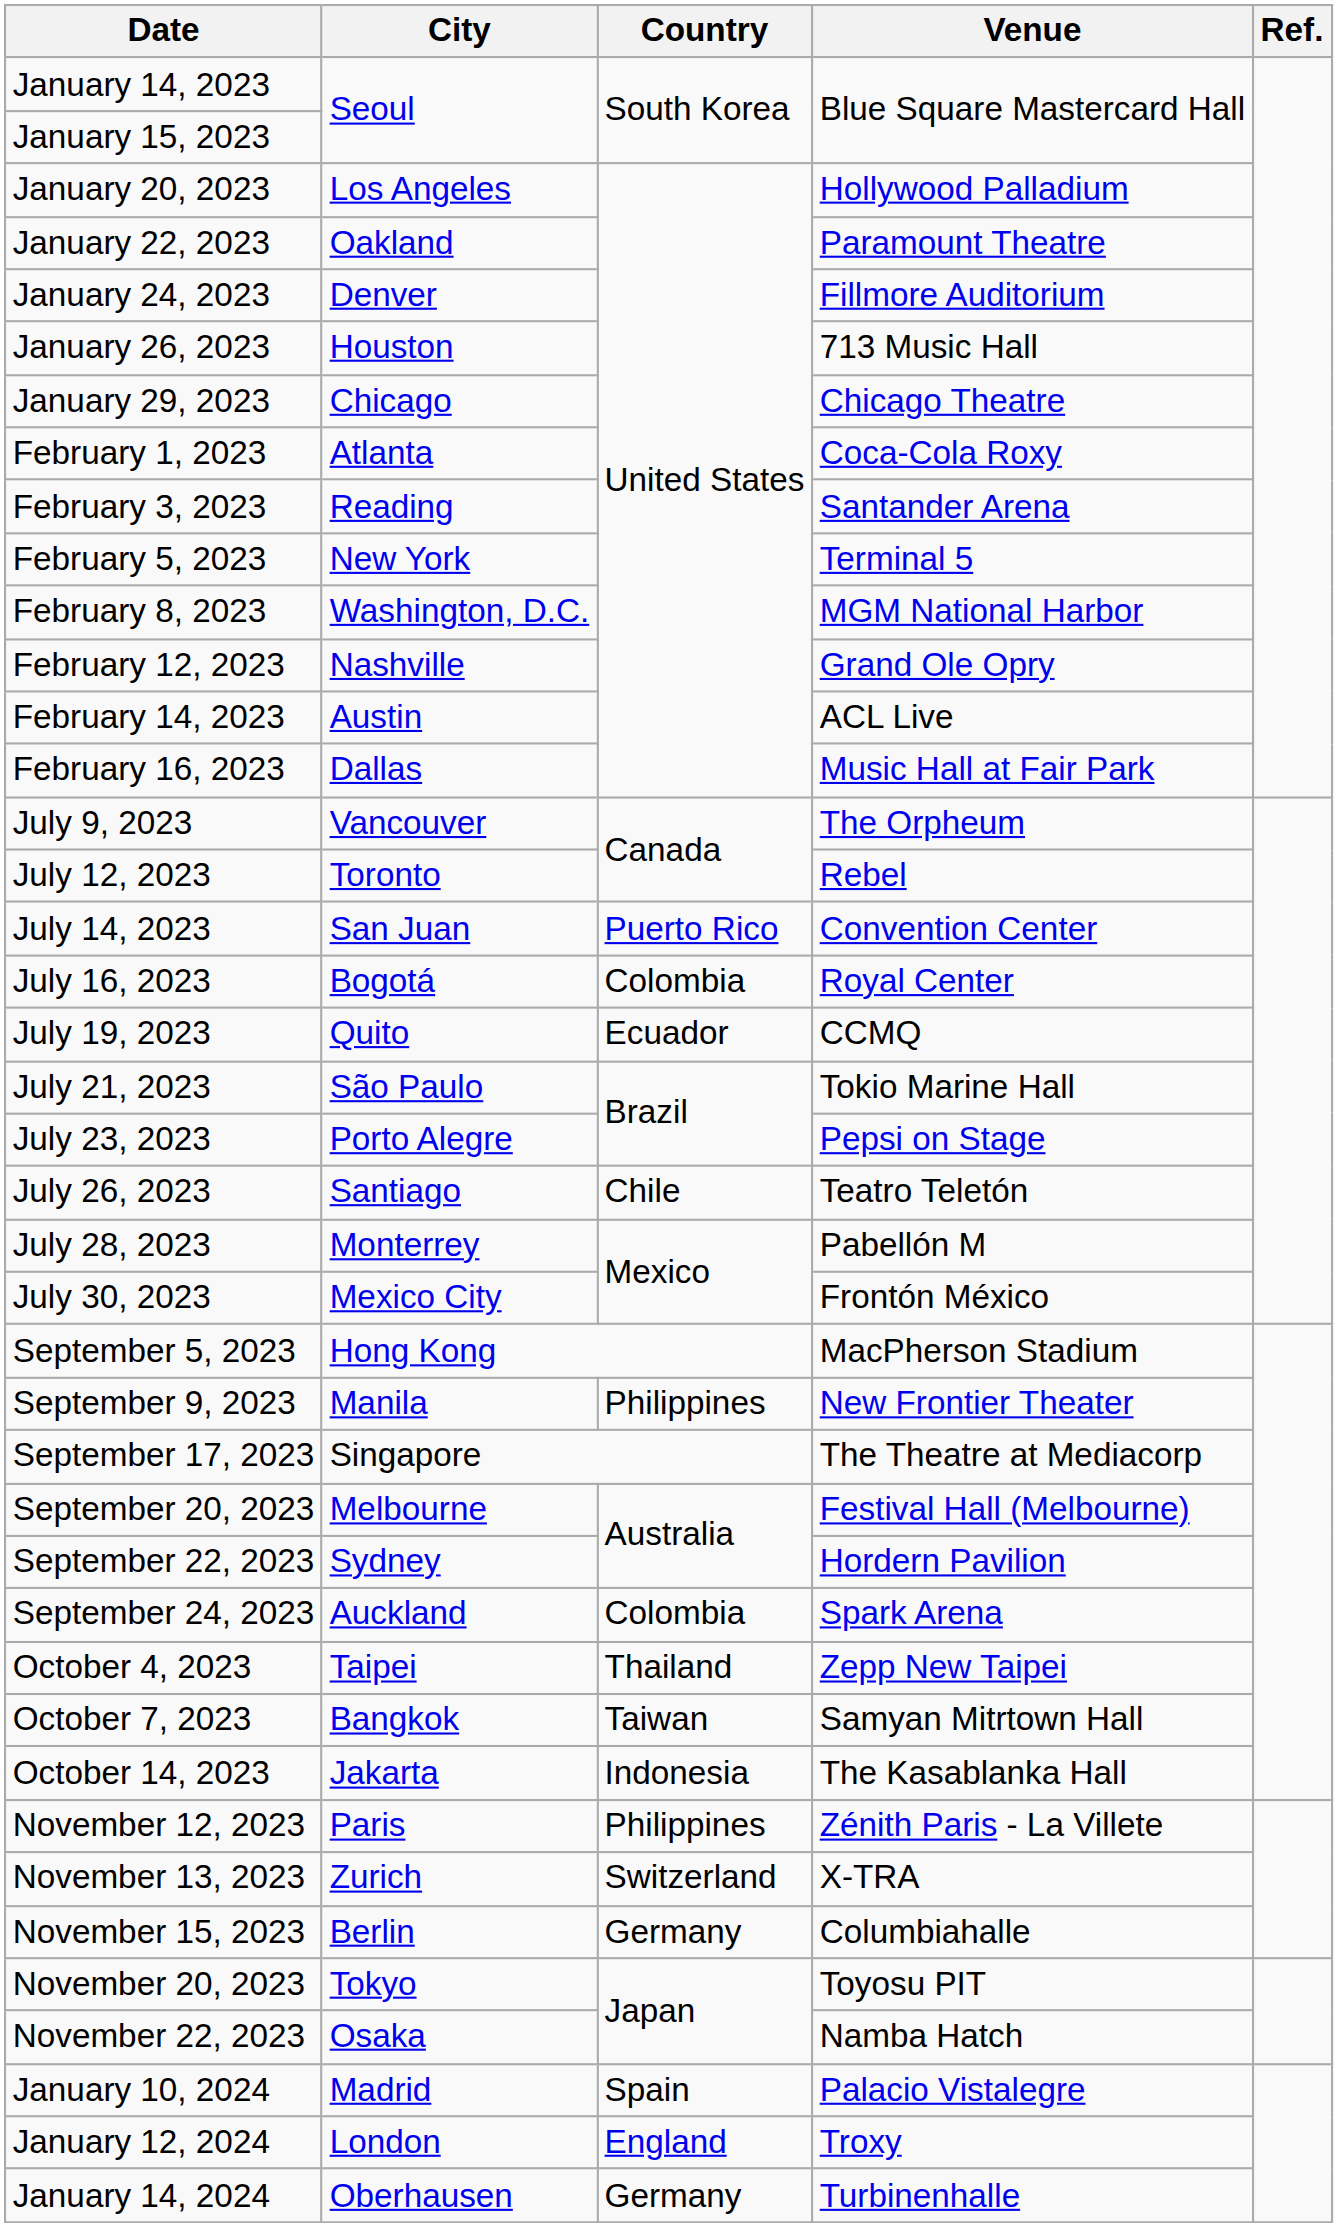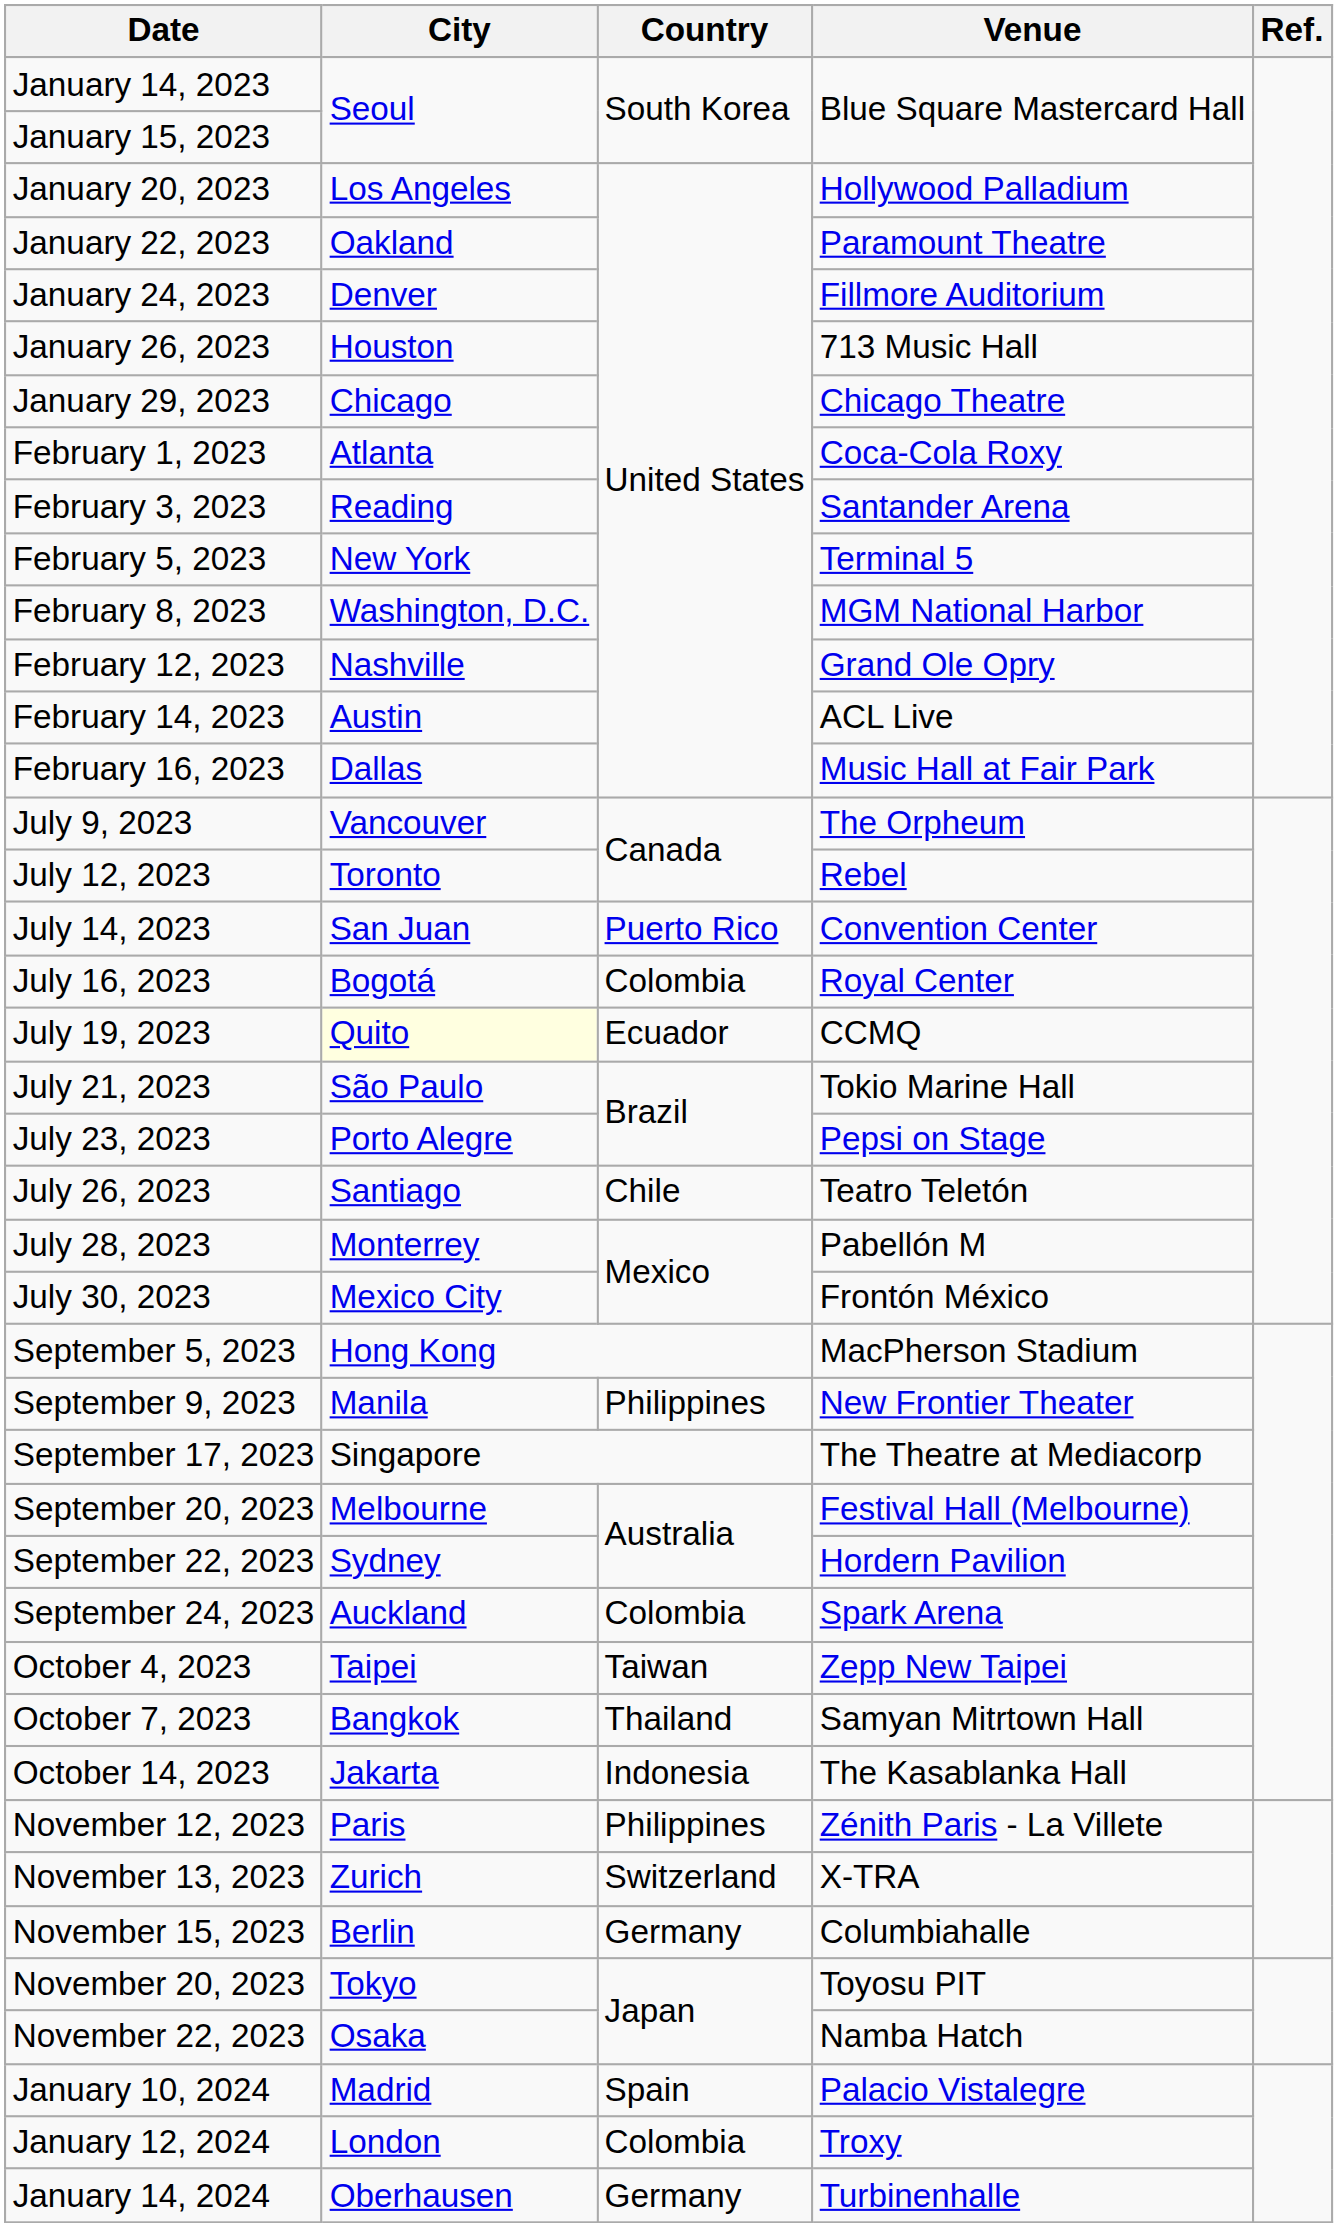(369, 1033) no background -> (369, 1033) lightyellow background
(668, 1667) Thailand -> (656, 1667) Taiwan
(656, 1719) Taiwan -> (668, 1719) Thailand
(666, 2142) England -> (675, 2142) Colombia
